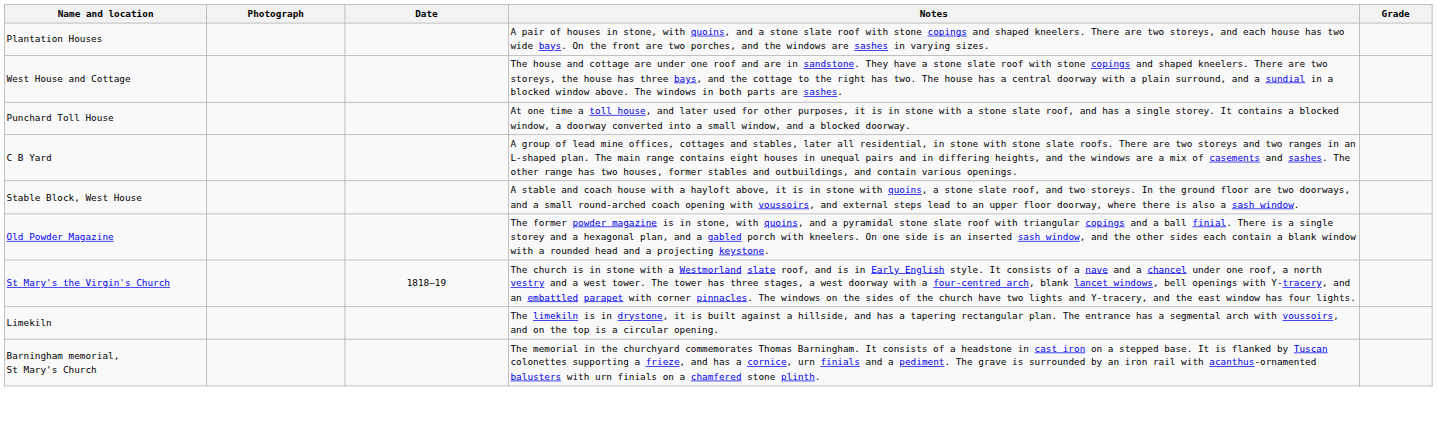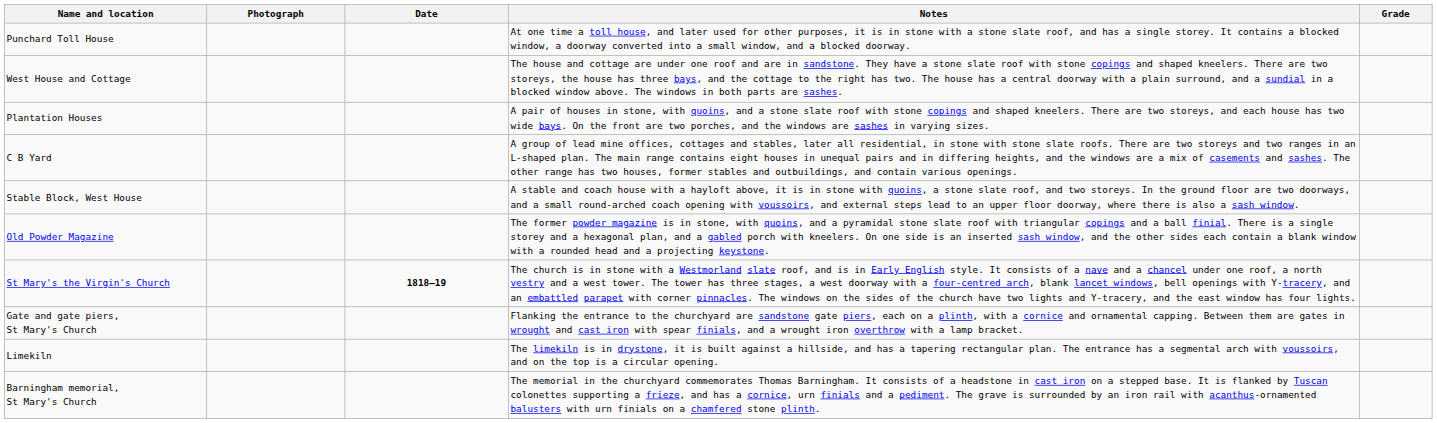rows swapped: (54, 39) <-> (60, 118)
(426, 283) normal -> (426, 283) bold
+ row: (63, 323)
